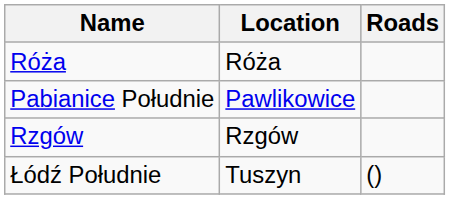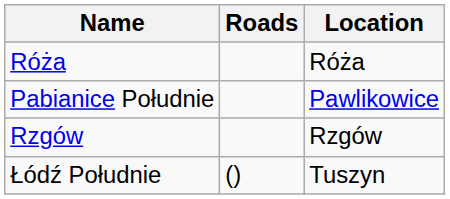columns swapped: (290, 23) <-> (403, 23)
